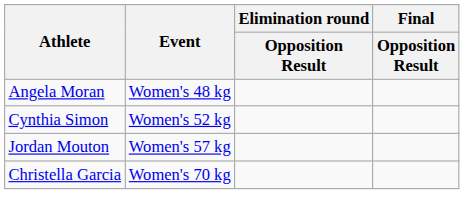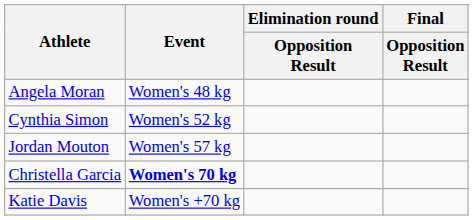(180, 174) normal -> (183, 174) bold
+ row: (48, 201)
